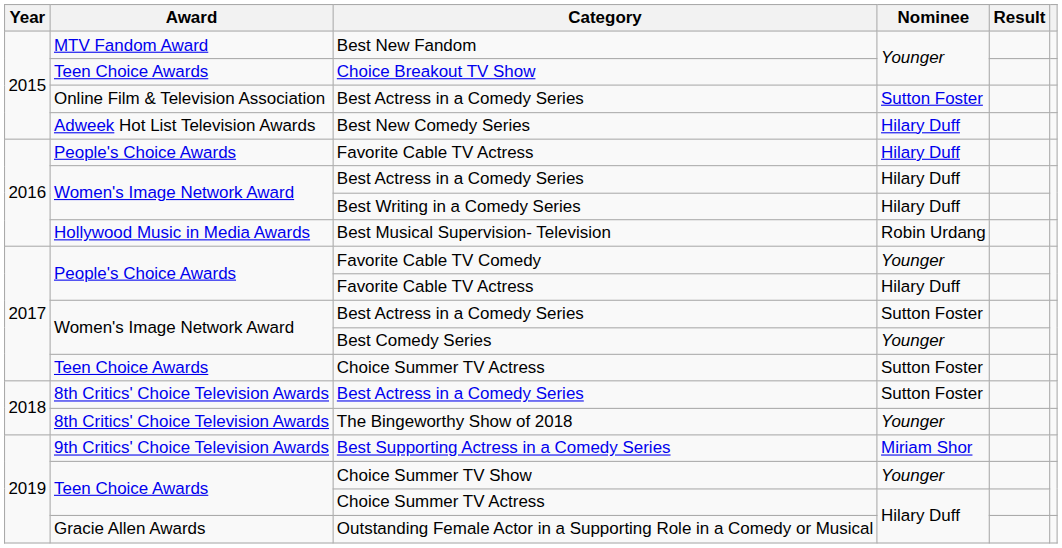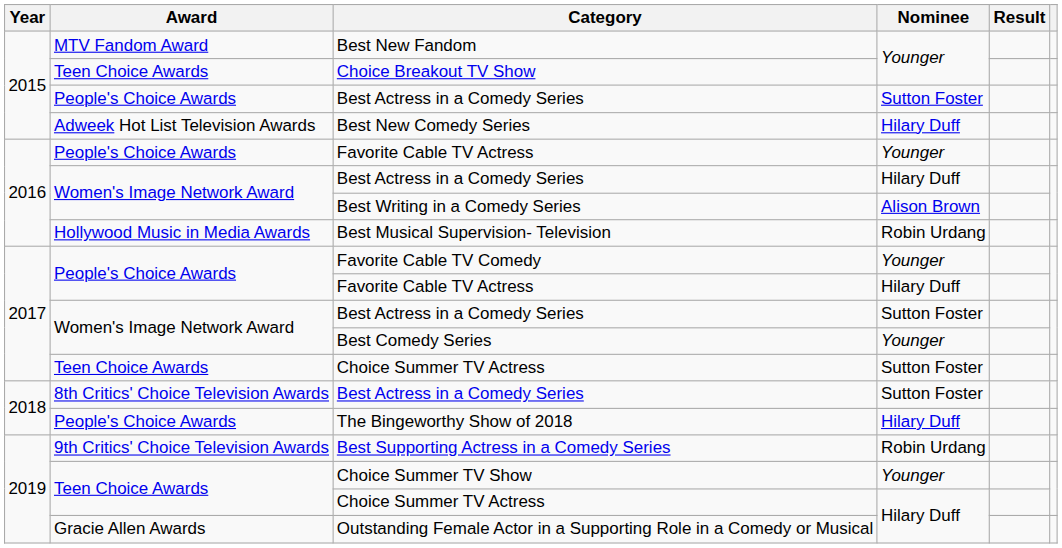(190, 98) Online Film & Television Association -> (145, 98) People's Choice Awards
(920, 152) Hilary Duff -> (913, 152) Younger
(920, 206) Hilary Duff -> (931, 206) Alison Brown
(192, 421) 8th Critics' Choice Television Awards -> (145, 421) People's Choice Awards
(913, 421) Younger -> (920, 421) Hilary Duff
(927, 448) Miriam Shor -> (933, 448) Robin Urdang
